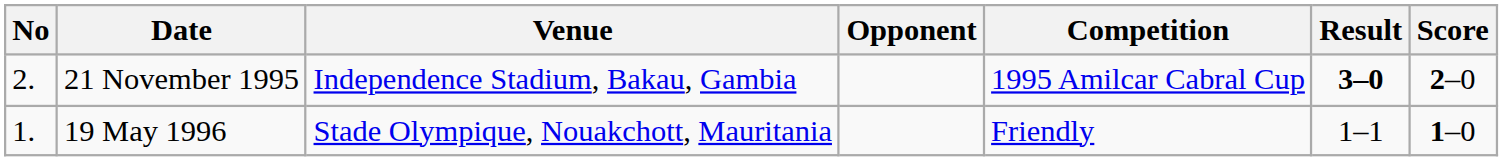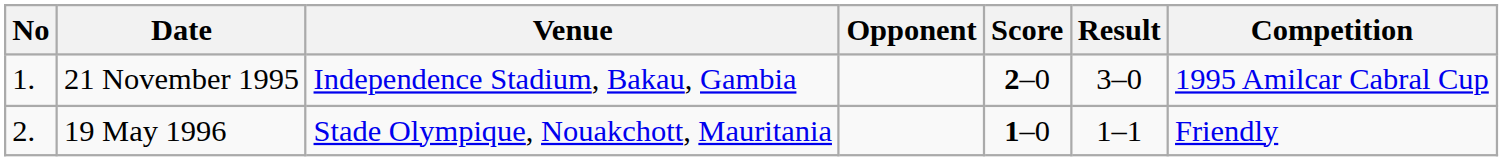columns swapped: (1453, 29) <-> (1148, 29)
(24, 79) 2. -> (24, 79) 1.
(1361, 79) bold -> (1119, 79) normal
(24, 129) 1. -> (24, 129) 2.
